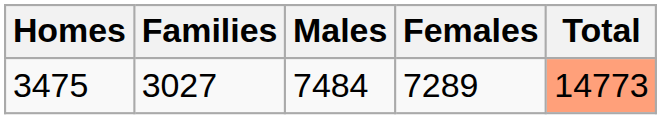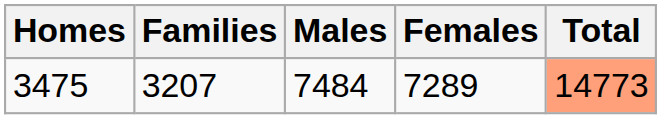(179, 85) 3027 -> (179, 85) 3207
